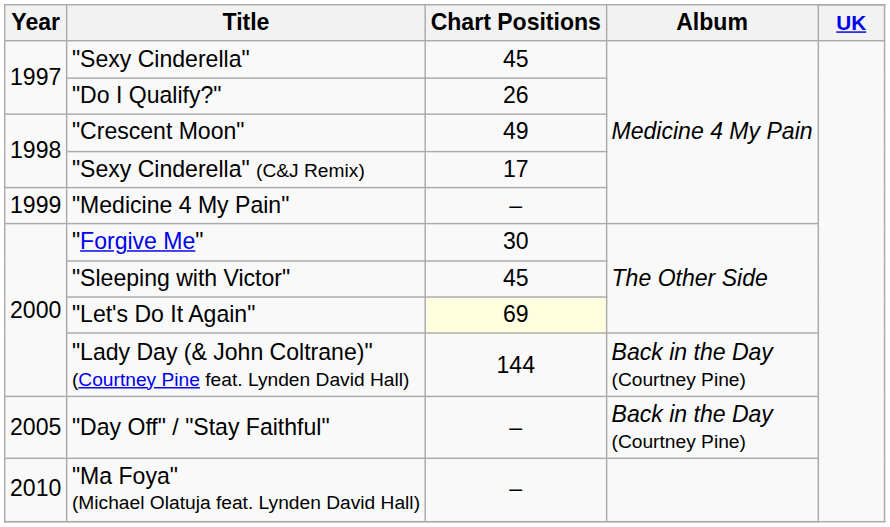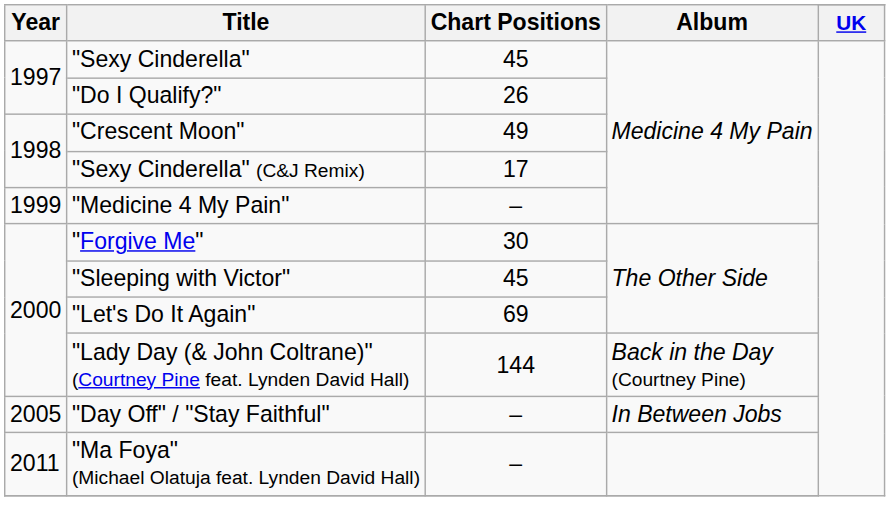(516, 315) lightyellow background -> (516, 315) no background
(692, 427) Back in the Day (Courtney Pine) -> (697, 414) In Between Jobs
(36, 489) 2010 -> (35, 463) 2011
